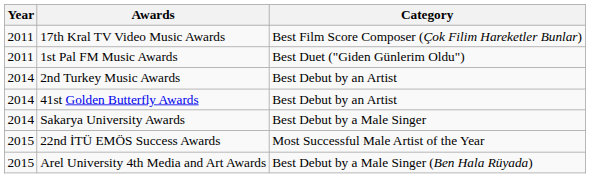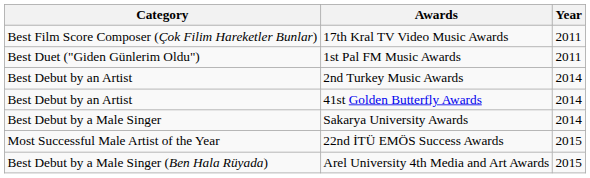columns swapped: (21, 15) <-> (427, 15)
